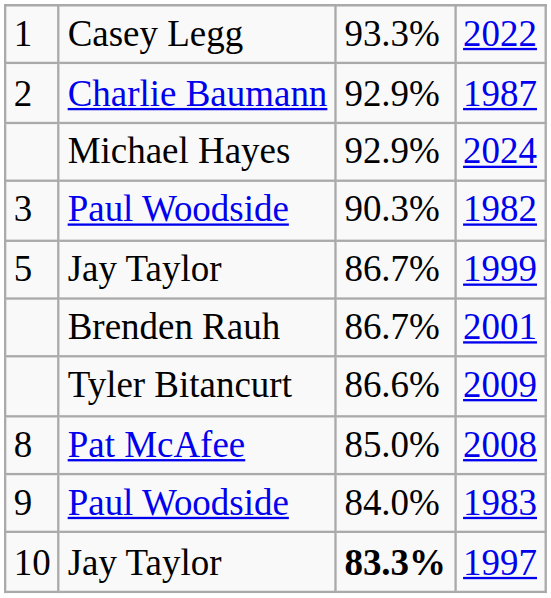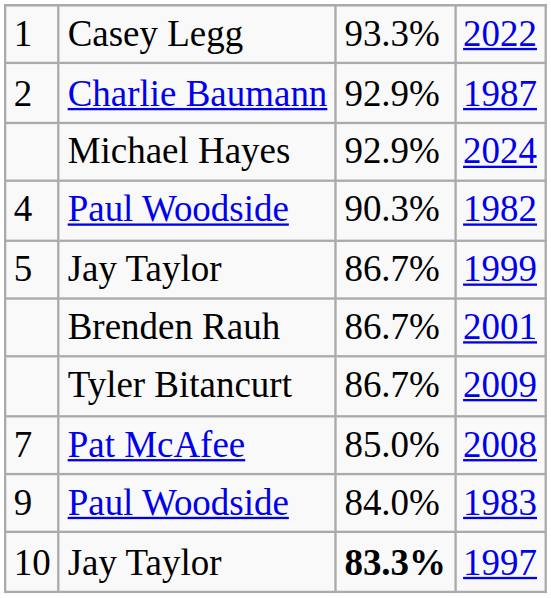(23, 209) 3 -> (23, 209) 4
(392, 385) 86.6% -> (392, 385) 86.7%
(23, 444) 8 -> (23, 444) 7
